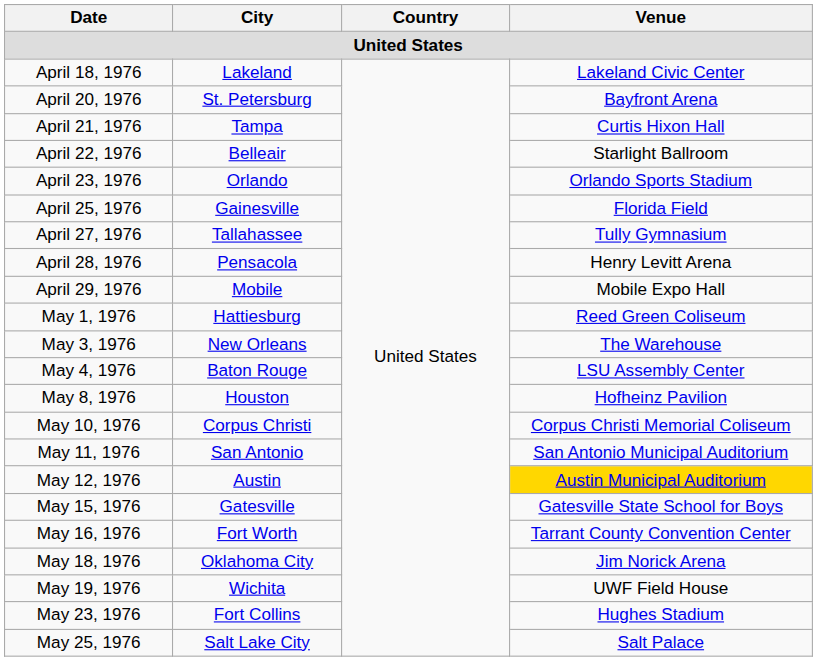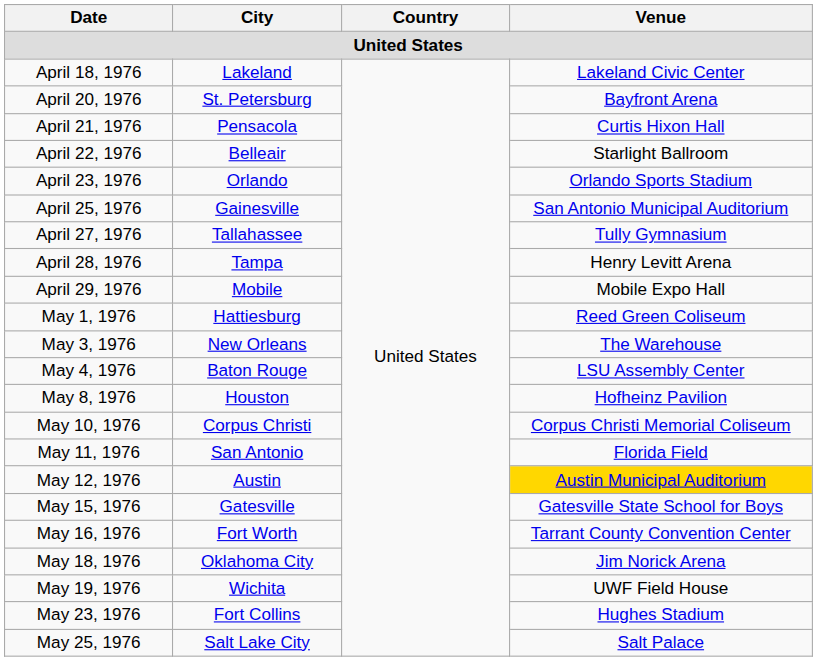(257, 126) Tampa -> (257, 126) Pensacola
(661, 208) Florida Field -> (661, 208) San Antonio Municipal Auditorium
(257, 262) Pensacola -> (257, 262) Tampa
(661, 452) San Antonio Municipal Auditorium -> (661, 452) Florida Field
